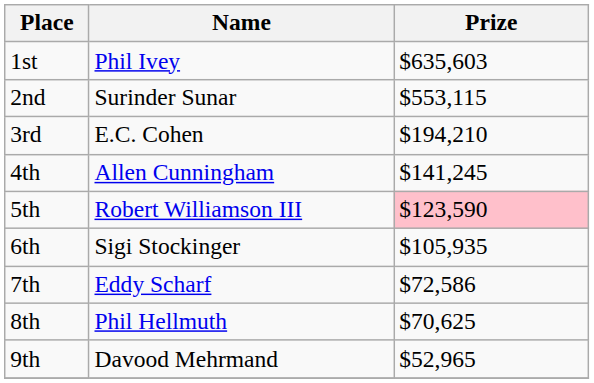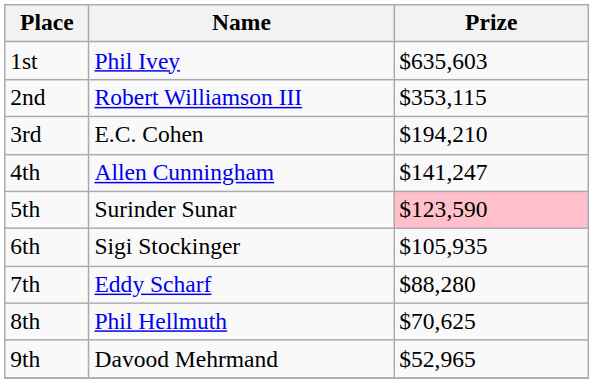(165, 97) Surinder Sunar -> (198, 97) Robert Williamson III
(443, 97) $553,115 -> (443, 97) $353,115
(443, 172) $141,245 -> (443, 172) $141,247
(198, 209) Robert Williamson III -> (165, 209) Surinder Sunar
(438, 284) $72,586 -> (438, 284) $88,280
